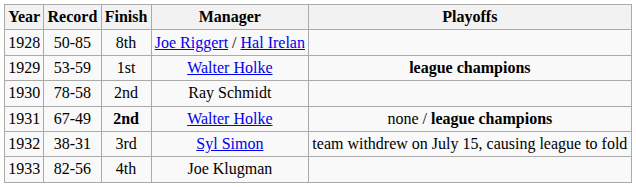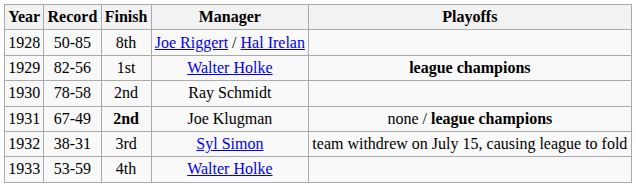(72, 67) 53-59 -> (72, 67) 82-56
(230, 118) Walter Holke -> (230, 118) Joe Klugman
(72, 169) 82-56 -> (72, 169) 53-59
(230, 169) Joe Klugman -> (230, 169) Walter Holke
